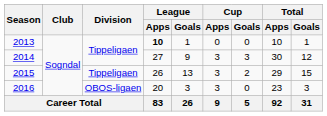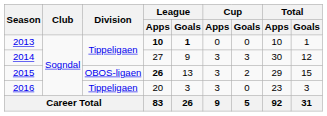(187, 42) normal -> (187, 42) bold
(113, 73) Tippeligaen -> (113, 73) OBOS-ligaen
(158, 73) normal -> (158, 73) bold
(113, 88) OBOS-ligaen -> (113, 88) Tippeligaen
